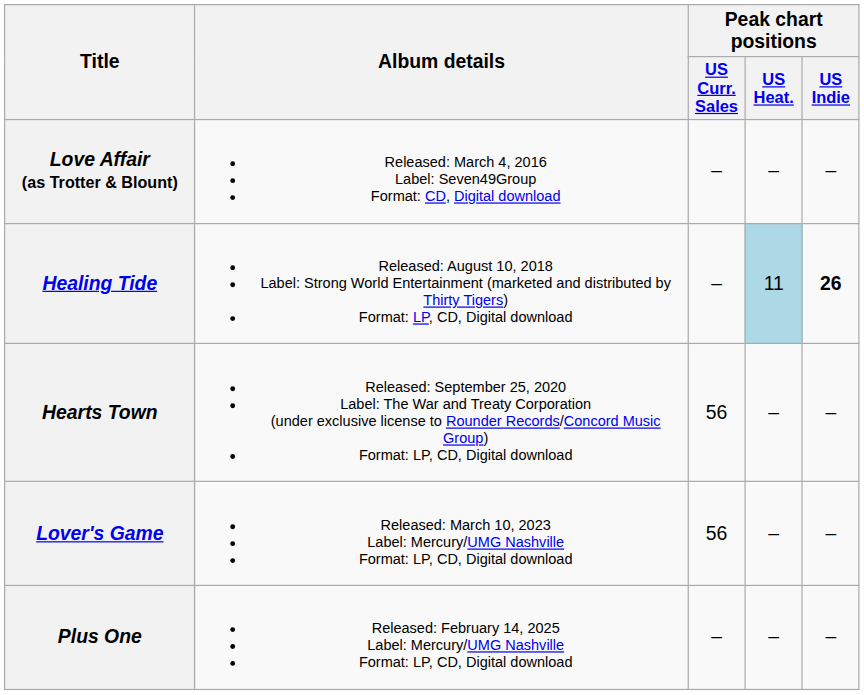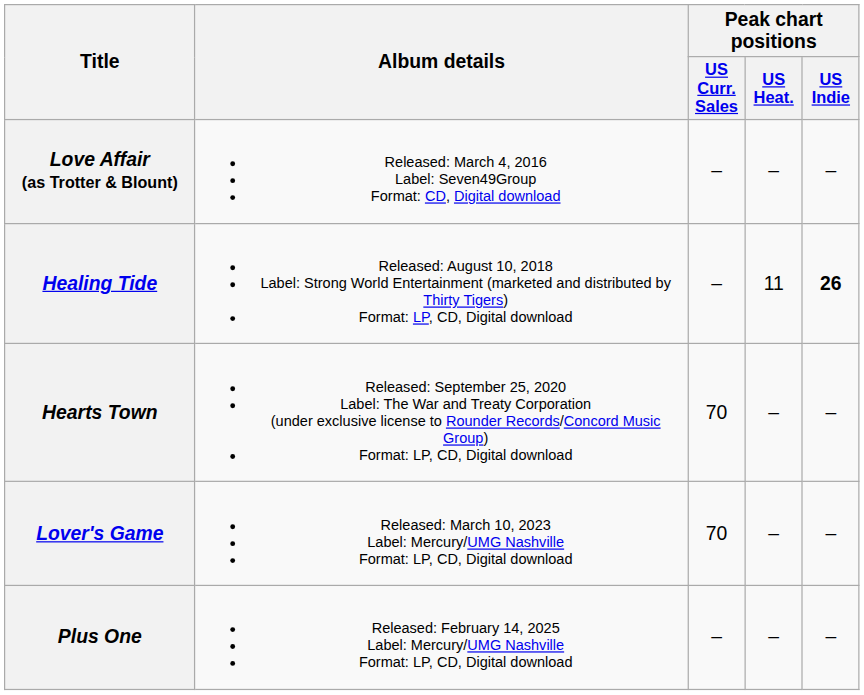(774, 283) lightblue background -> (774, 283) no background
(717, 412) 56 -> (717, 412) 70
(717, 533) 56 -> (717, 533) 70
